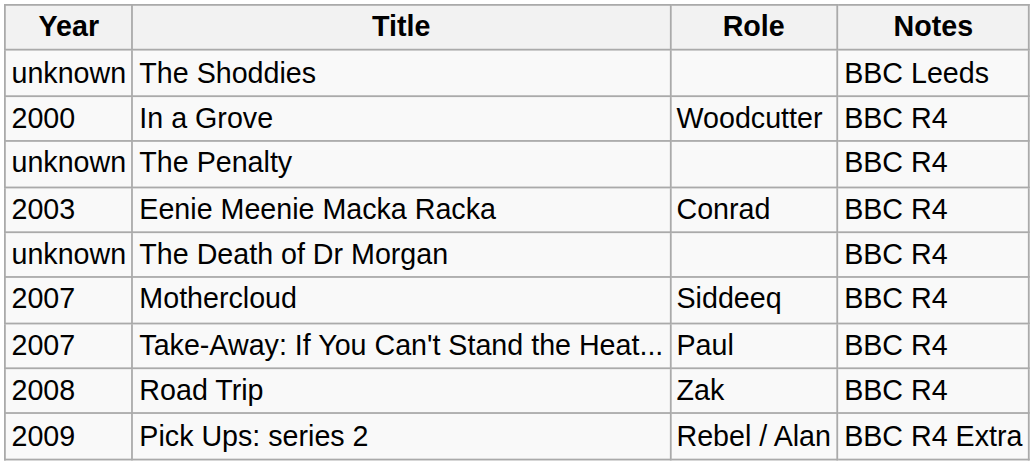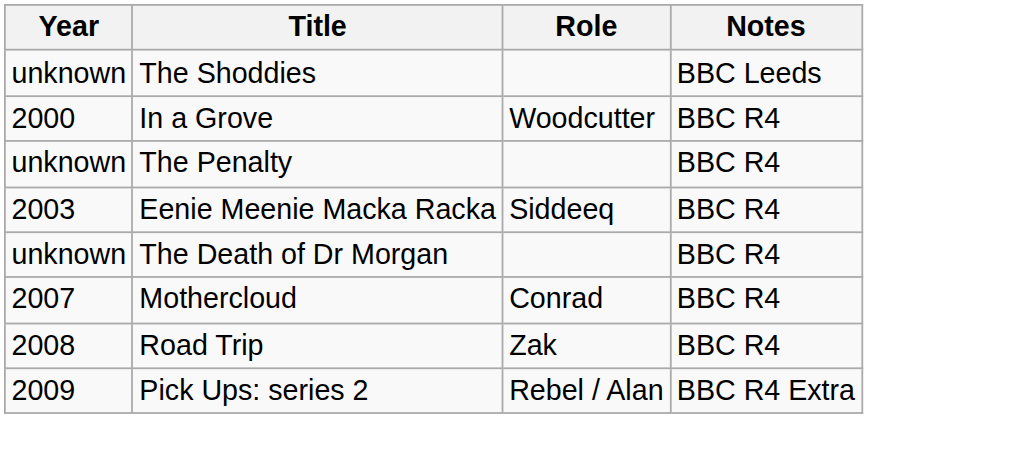(723, 208) Conrad -> (562, 208) Siddeeq
(729, 299) Siddeeq -> (556, 299) Conrad
- row: (401, 345)
